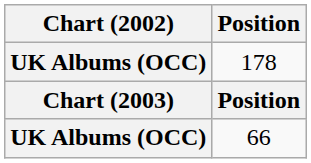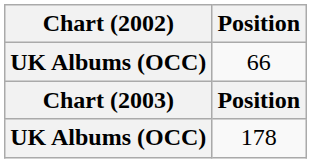rows swapped: (259, 61) <-> (259, 137)
